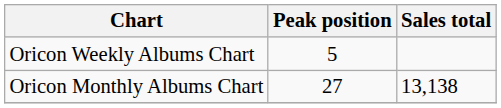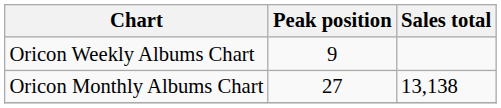(332, 53) 5 -> (332, 53) 9
